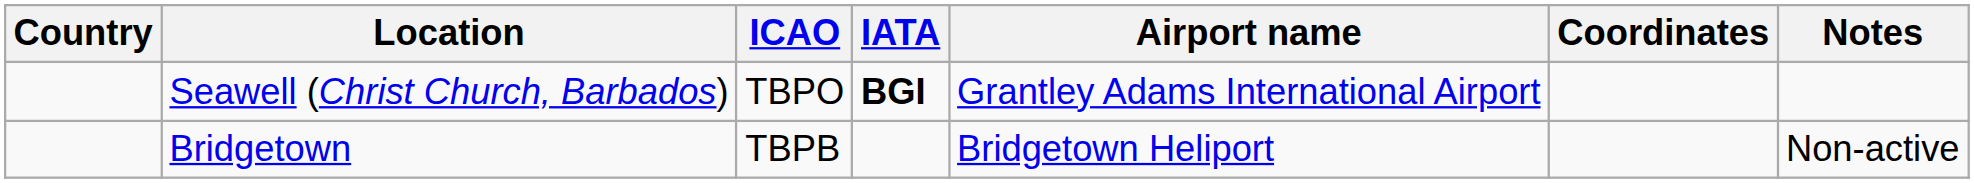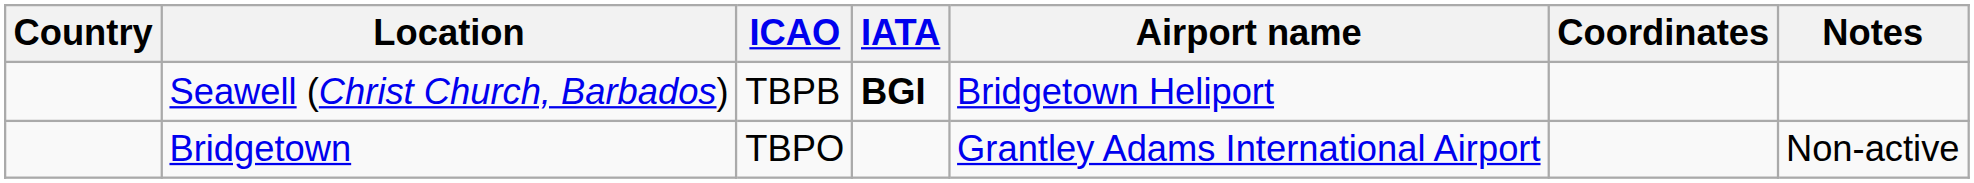(795, 90) TBPO -> (793, 90) TBPB
(1249, 90) Grantley Adams International Airport -> (1116, 90) Bridgetown Heliport
(793, 148) TBPB -> (795, 148) TBPO
(1116, 148) Bridgetown Heliport -> (1249, 148) Grantley Adams International Airport
